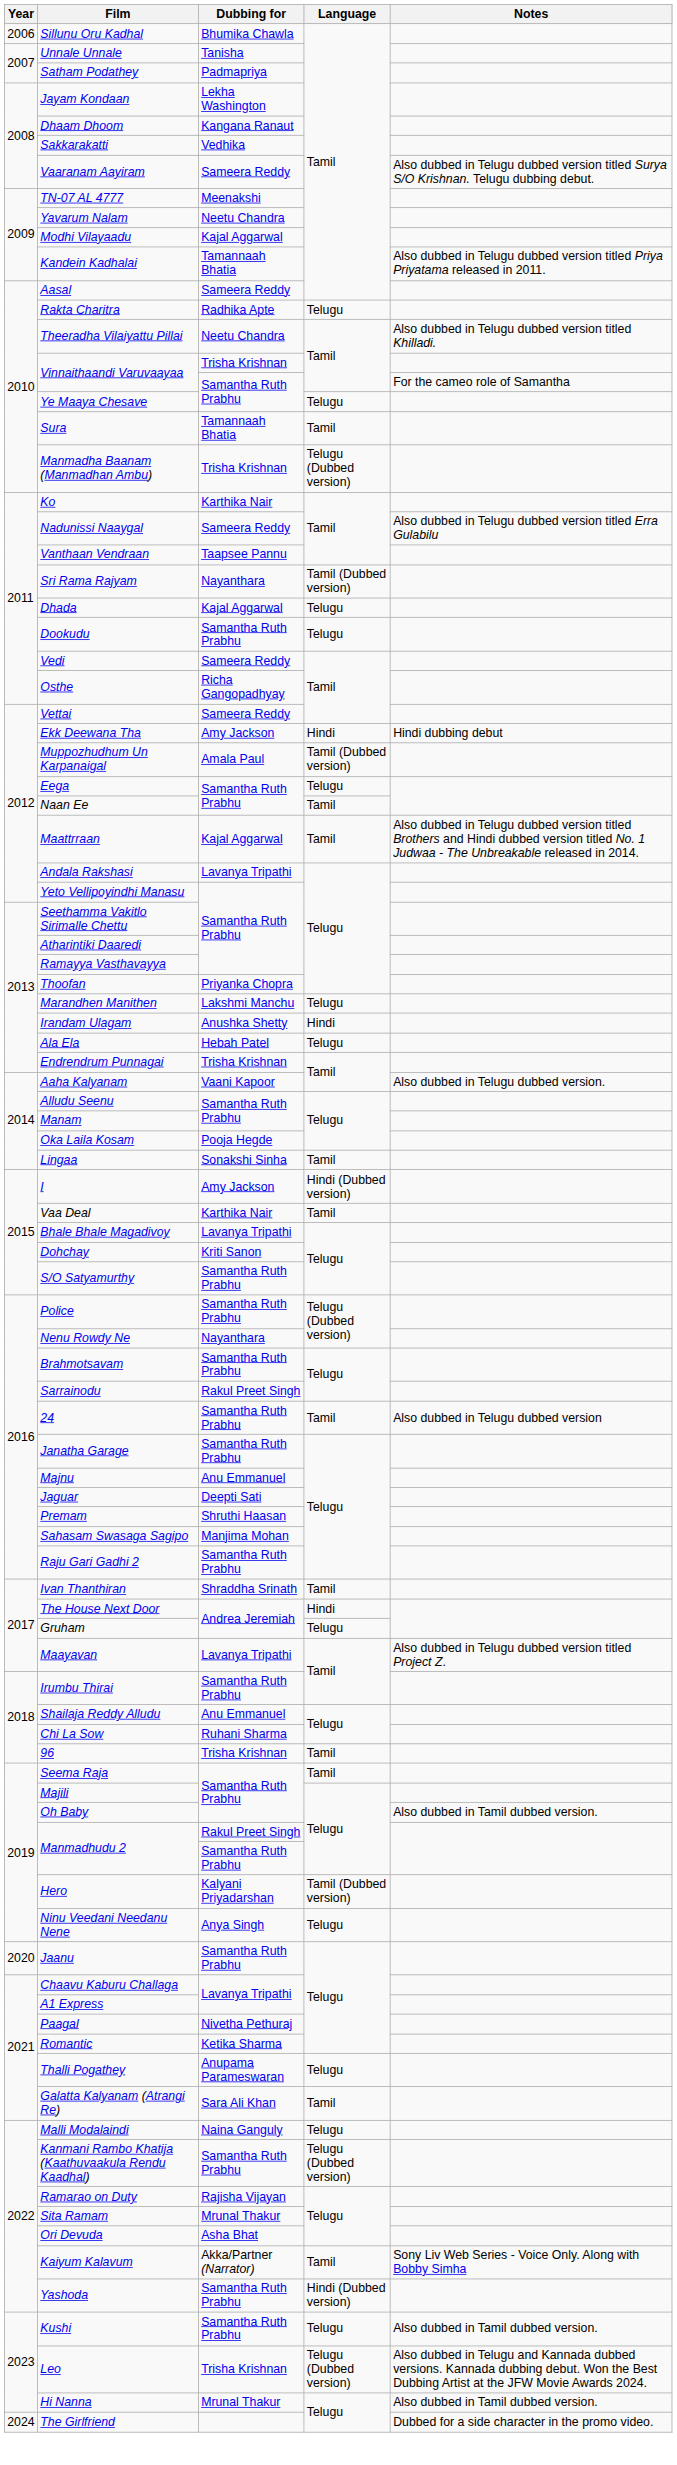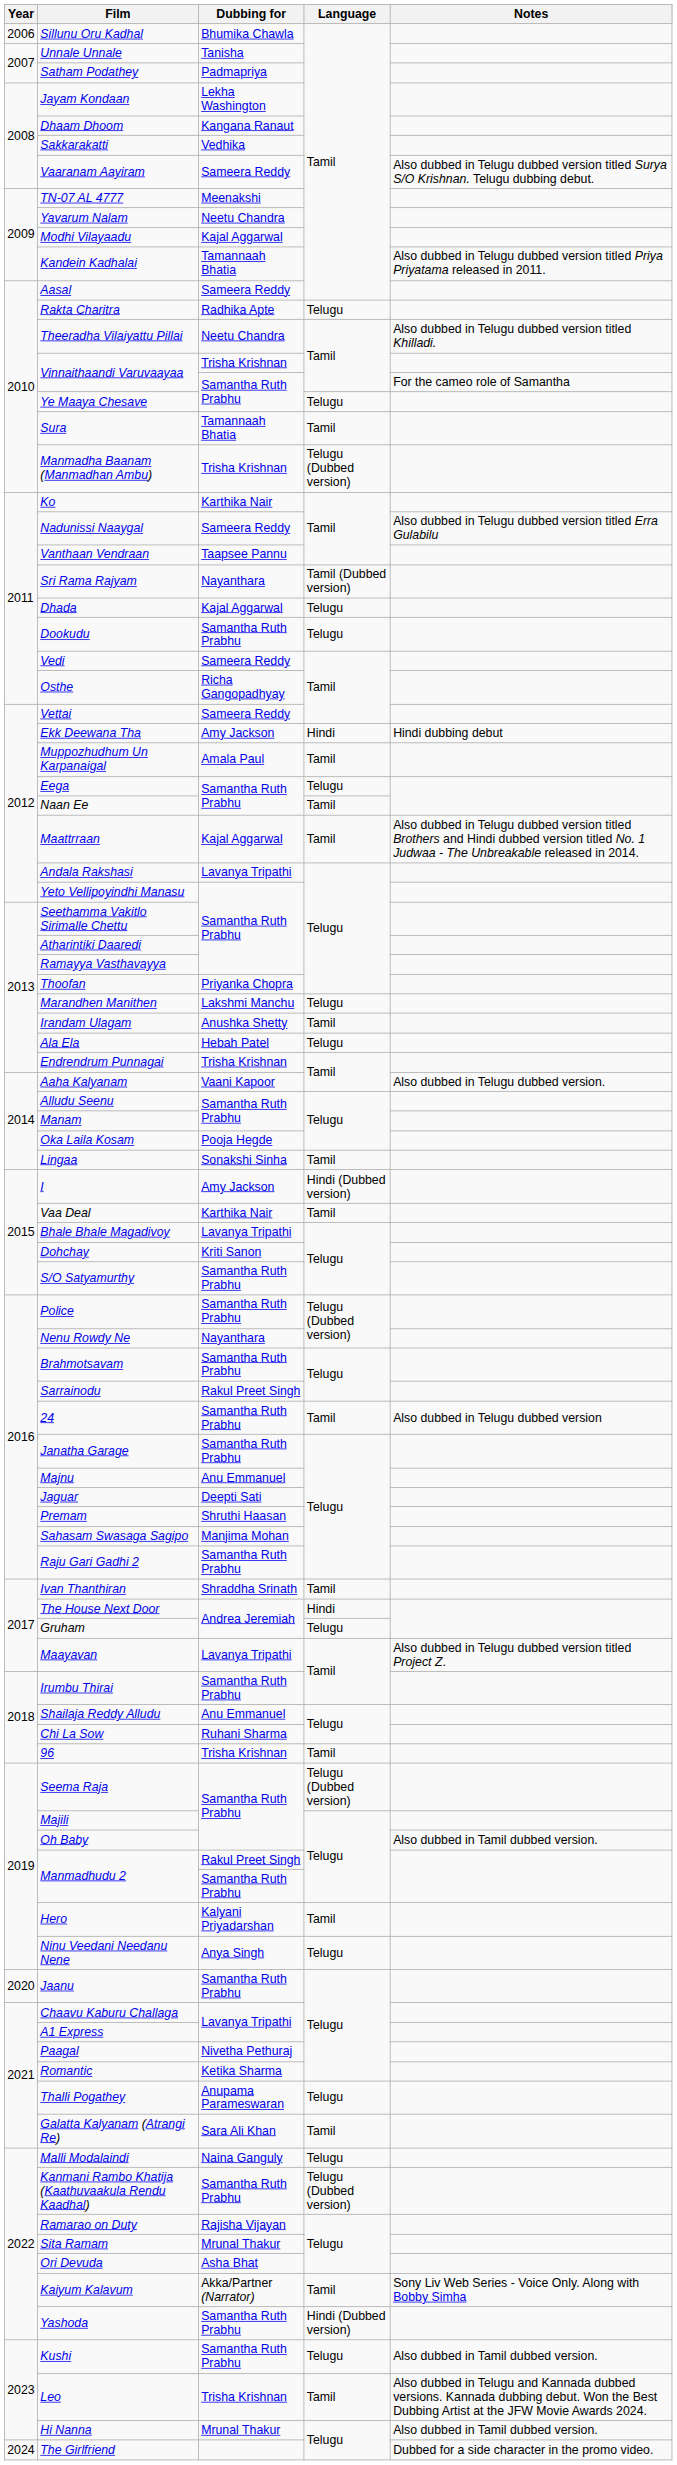(347, 759) Tamil (Dubbed version) -> (321, 759) Tamil
(321, 1023) Hindi -> (321, 1023) Tamil
(321, 1773) Tamil -> (330, 1787) Telugu (Dubbed version)
(347, 1891) Tamil (Dubbed version) -> (321, 1919) Tamil
(330, 2369) Telugu (Dubbed version) -> (321, 2397) Tamil
